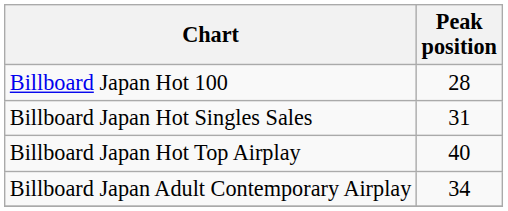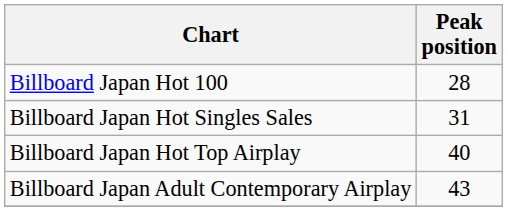(459, 188) 34 -> (459, 188) 43
